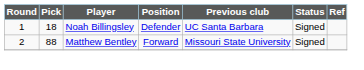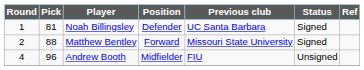(51, 27) 18 -> (51, 27) 81
+ row: (96, 57)
